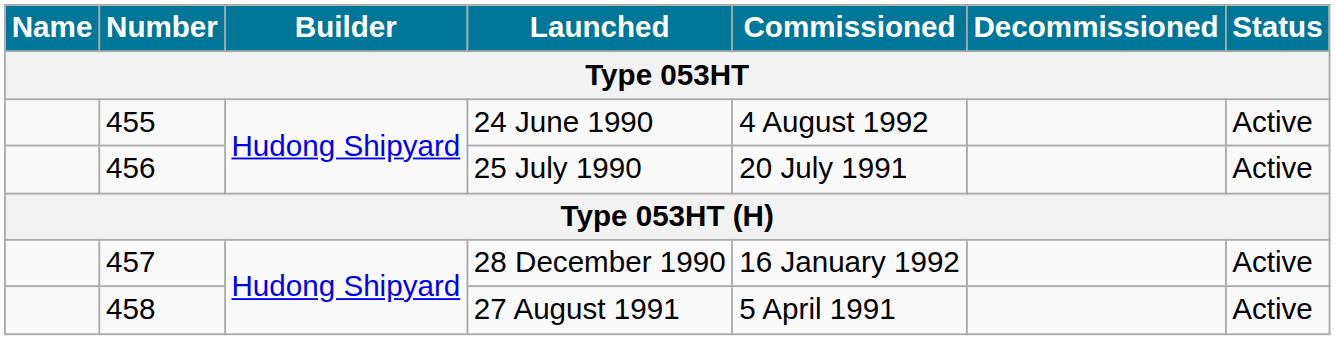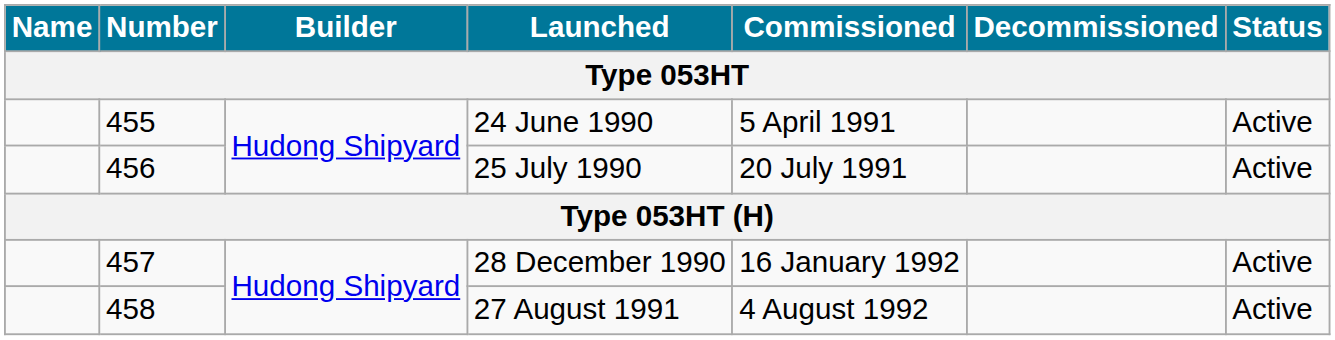(834, 121) 4 August 1992 -> (817, 121) 5 April 1991
(817, 309) 5 April 1991 -> (834, 309) 4 August 1992
